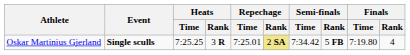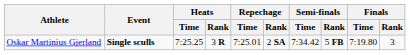(276, 42) khaki background -> (276, 42) no background
(392, 42) 4 -> (392, 42) 3
